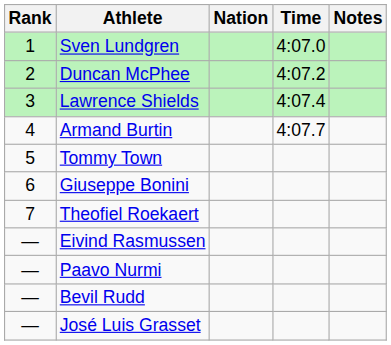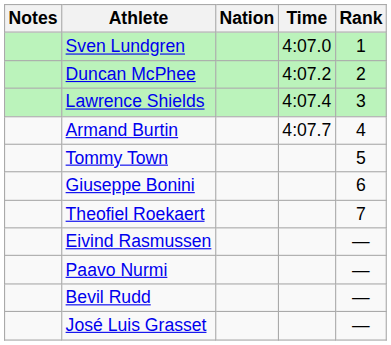columns swapped: (30, 18) <-> (358, 18)
